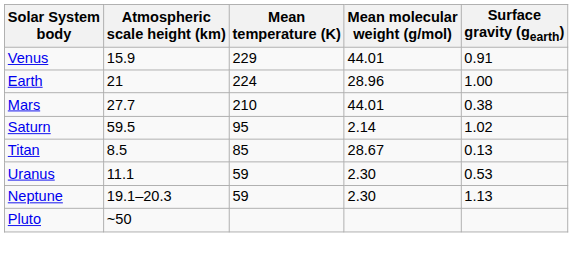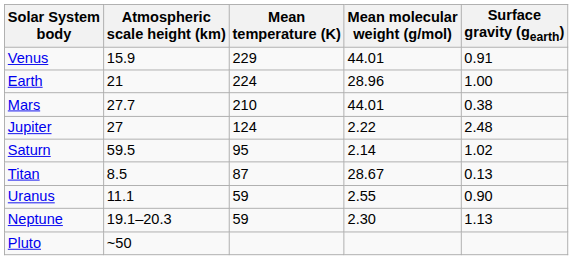+ row: (30, 127)
(241, 150) 85 -> (241, 173) 87
(362, 173) 2.30 -> (362, 196) 2.55
(479, 173) 0.53 -> (479, 196) 0.90
